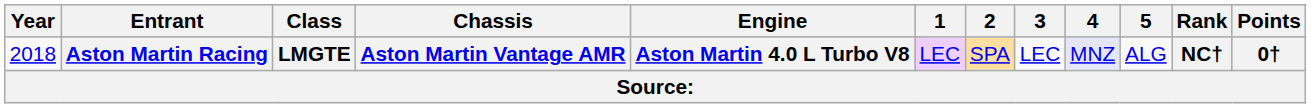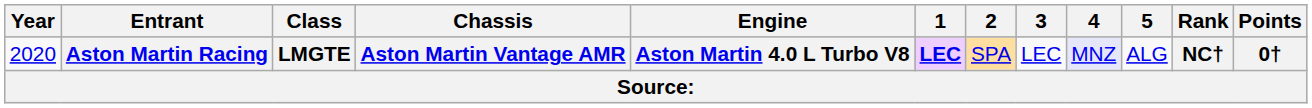(33, 54) 2018 -> (33, 54) 2020
(940, 54) normal -> (940, 54) bold
